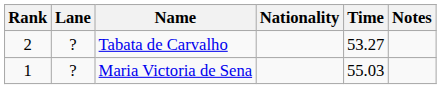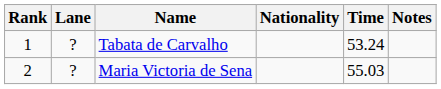(28, 44) 2 -> (28, 44) 1
(366, 44) 53.27 -> (366, 44) 53.24
(28, 70) 1 -> (28, 70) 2
